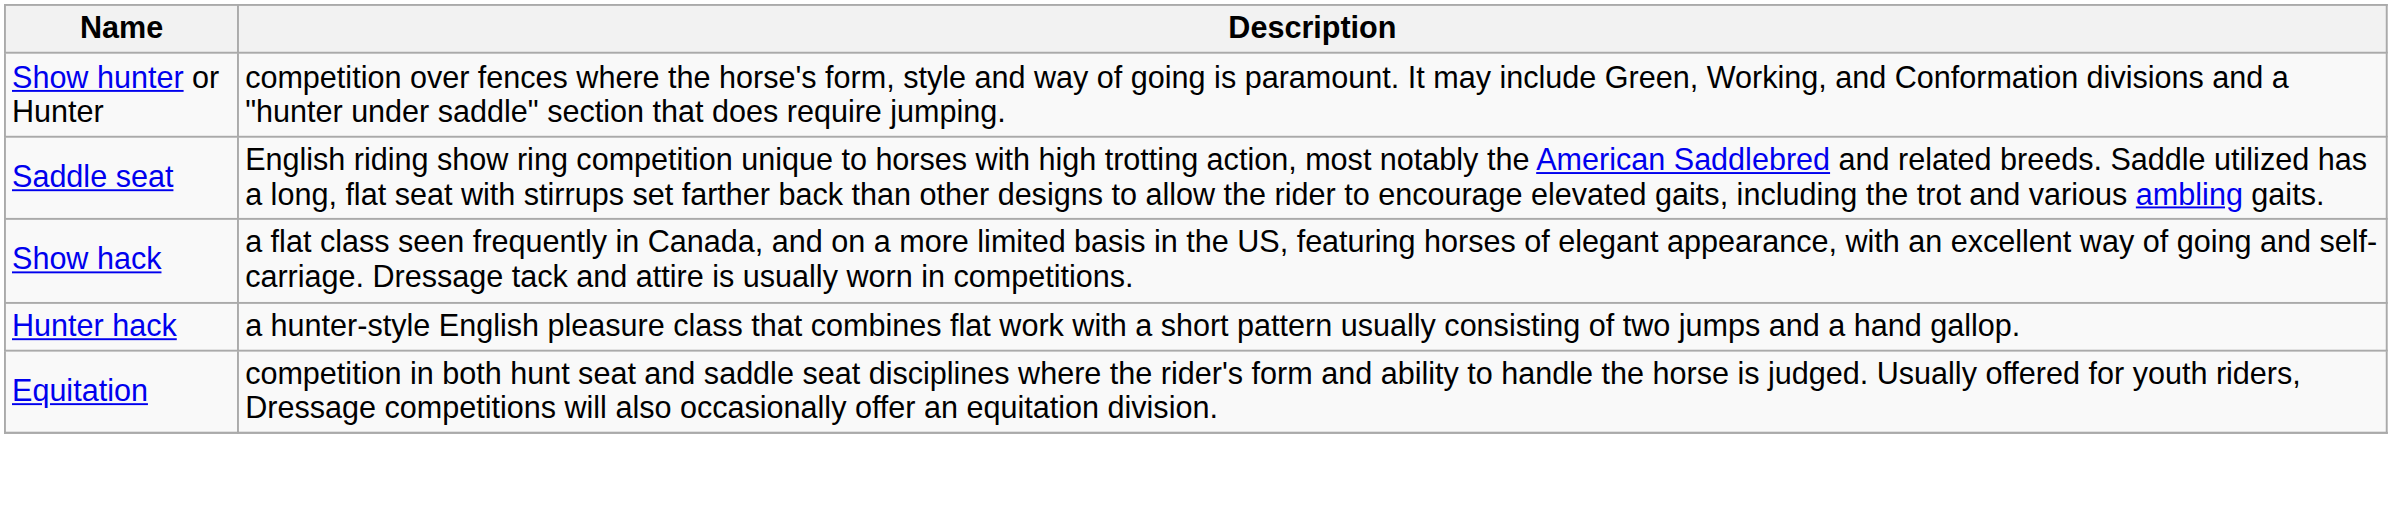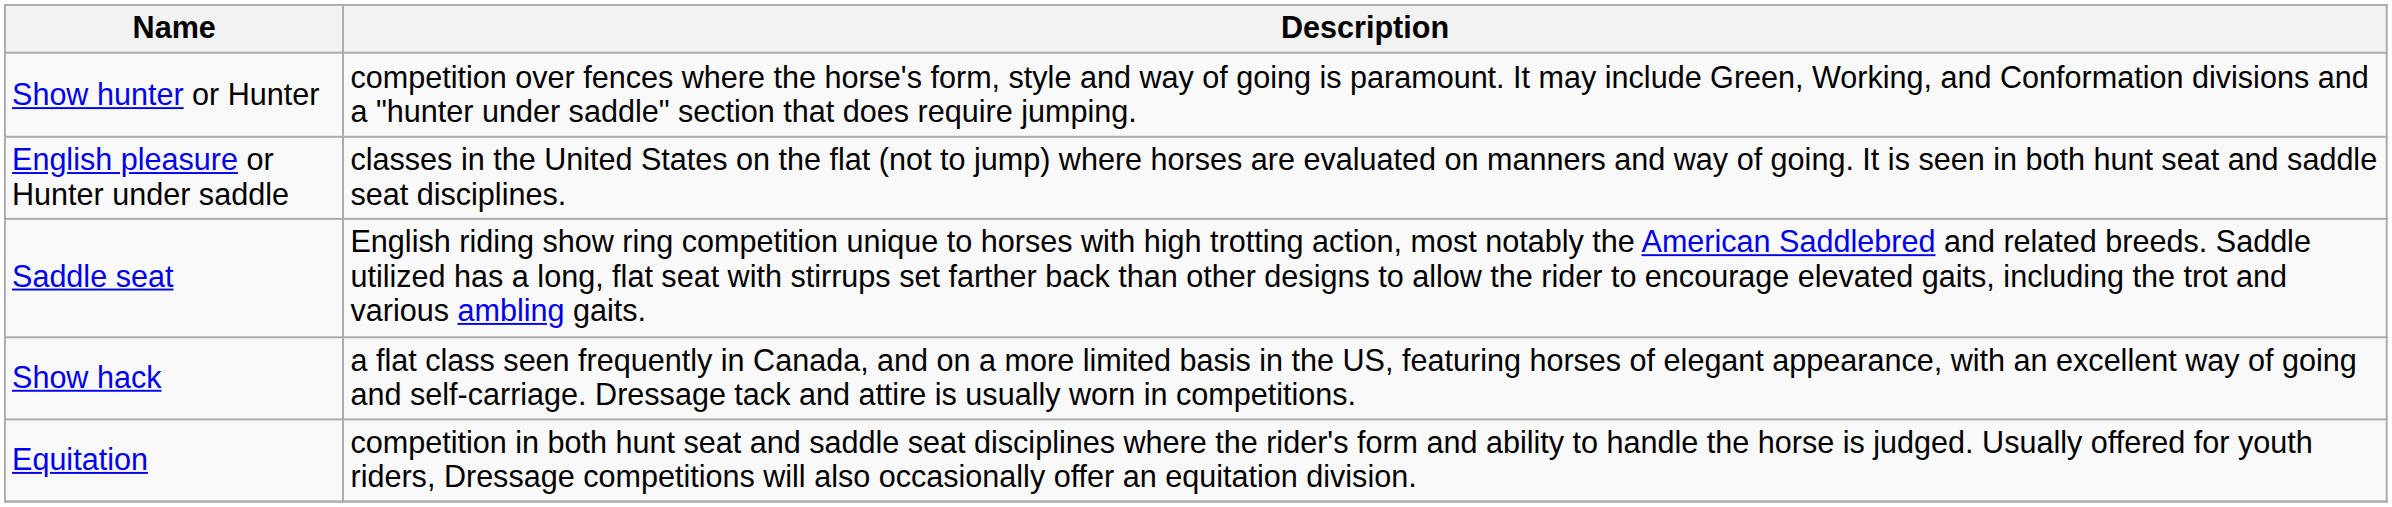+ row: (150, 177)
- row: (94, 325)
